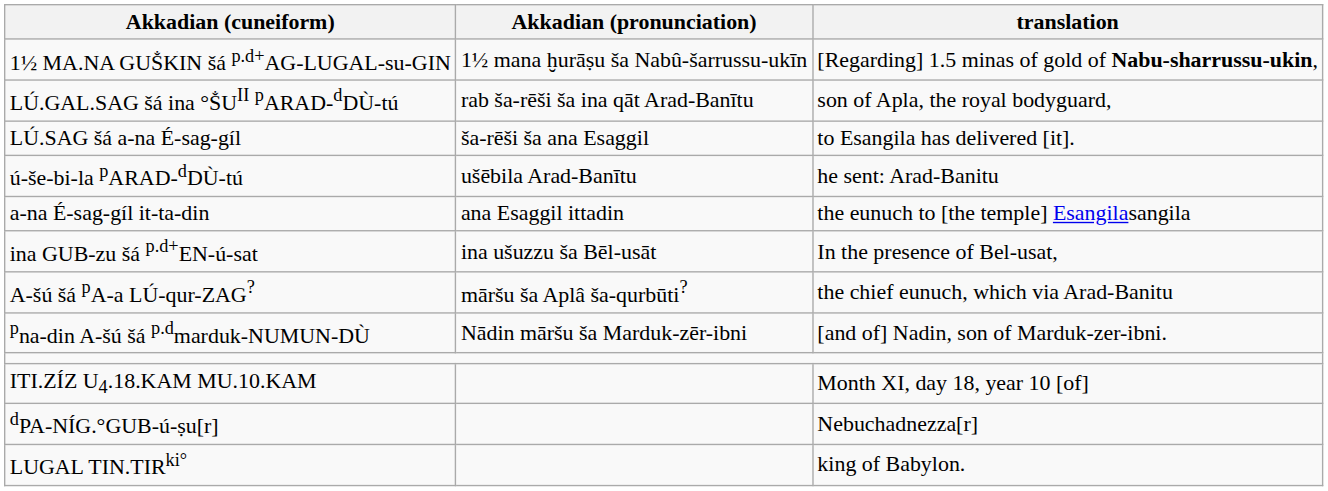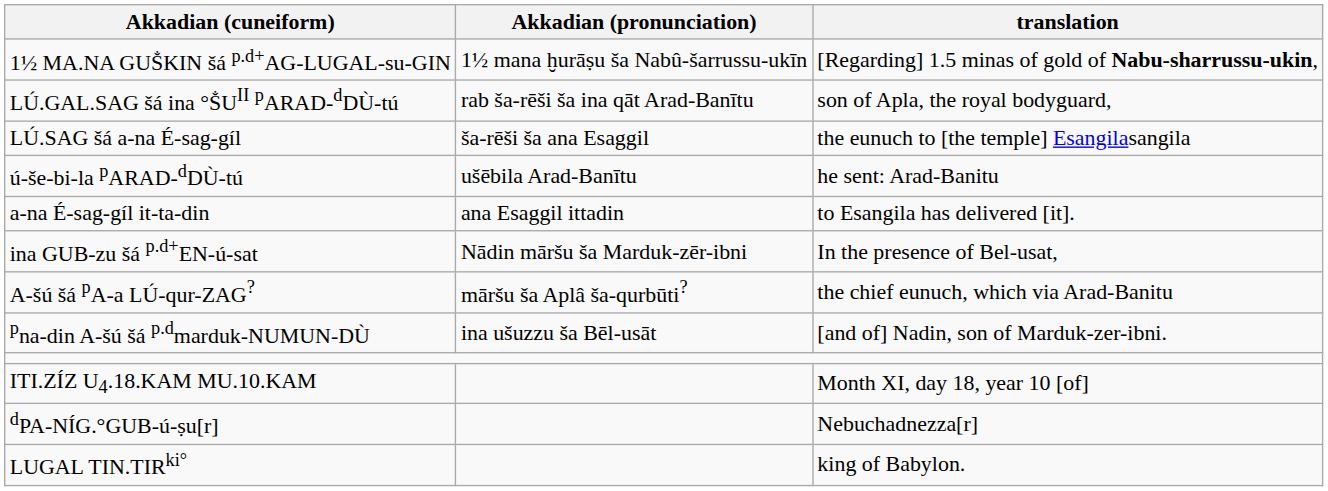(946, 138) to Esangila has delivered [it]. -> (1004, 138) the eunuch to [the temple] Esangilasangila
(1004, 213) the eunuch to [the temple] Esangilasangila -> (946, 213) to Esangila has delivered [it].
(559, 251) ina ušuzzu ša Bēl-usāt -> (604, 251) Nādin māršu ša Marduk-zēr-ibni
(604, 332) Nādin māršu ša Marduk-zēr-ibni -> (559, 332) ina ušuzzu ša Bēl-usāt
